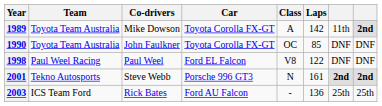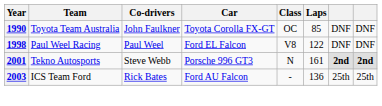- row: (16, 29)
